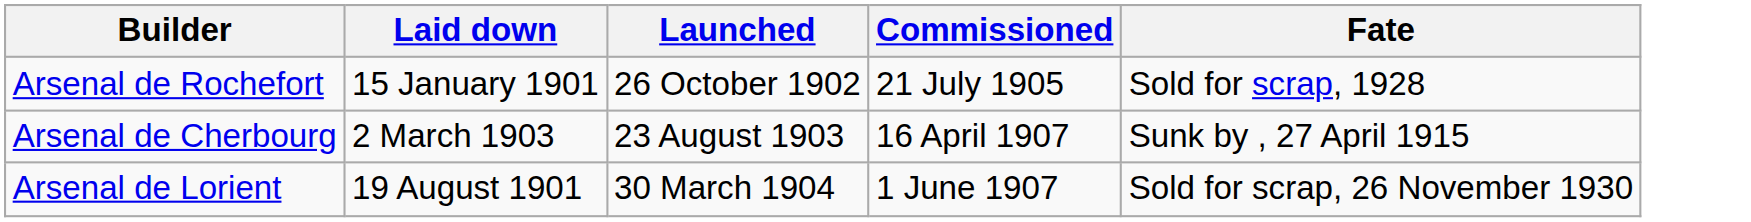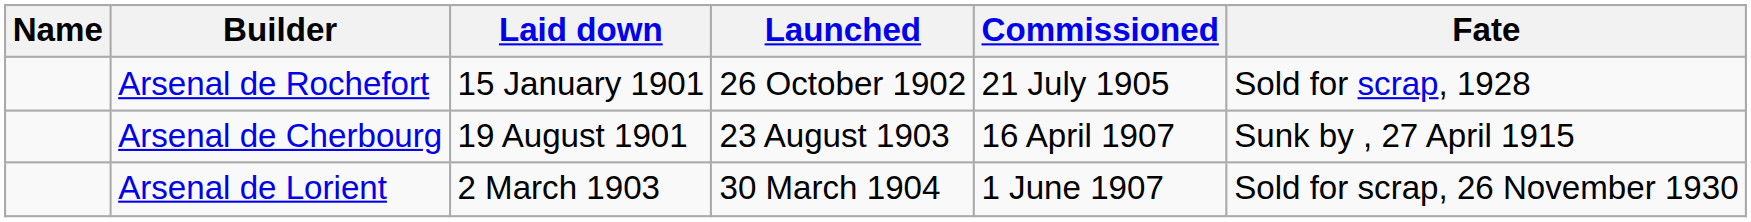+ column: (58, 30)
(453, 135) 2 March 1903 -> (573, 135) 19 August 1901
(467, 188) 19 August 1901 -> (559, 188) 2 March 1903
